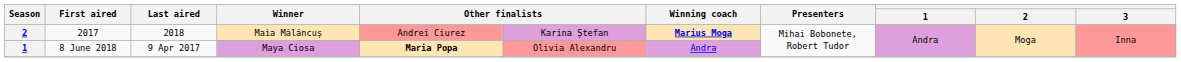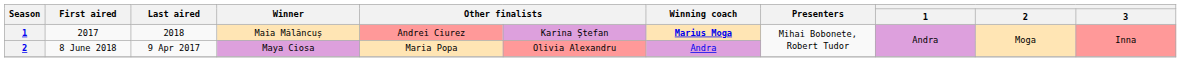(25, 32) 2 -> (25, 32) 1
(25, 48) 1 -> (25, 48) 2
(431, 48) bold -> (431, 48) normal
